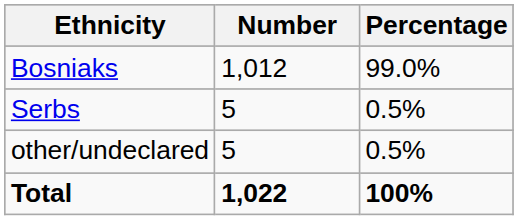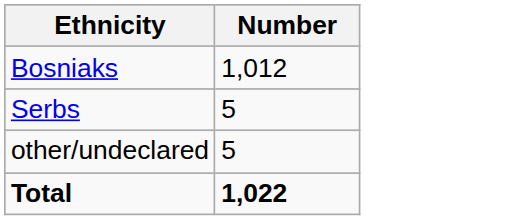- column: (437, 25)
